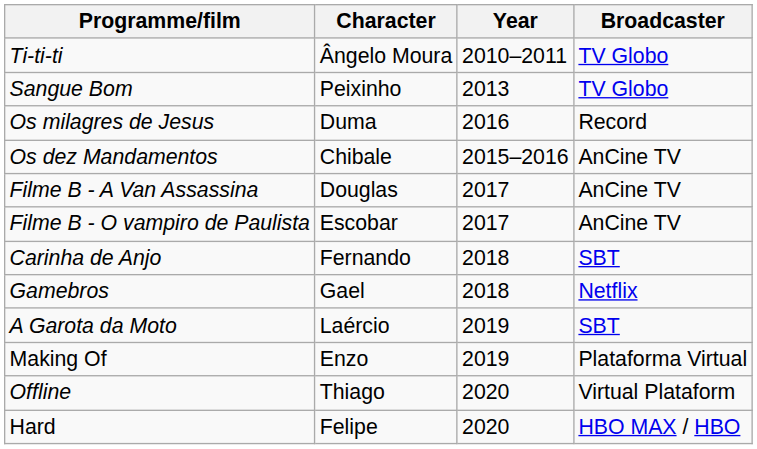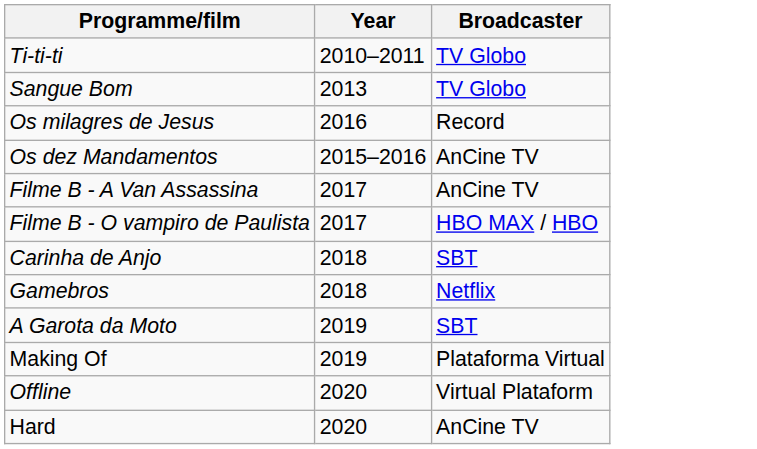- column: (386, 21)
(630, 223) AnCine TV -> (517, 223) HBO MAX / HBO
(659, 426) HBO MAX / HBO -> (487, 426) AnCine TV
